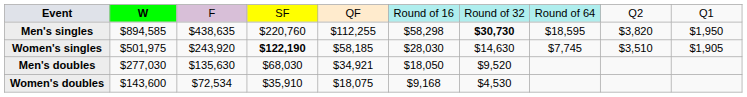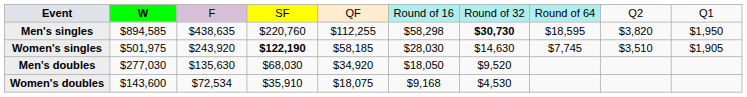(353, 66) $34,921 -> (353, 66) $34,920
